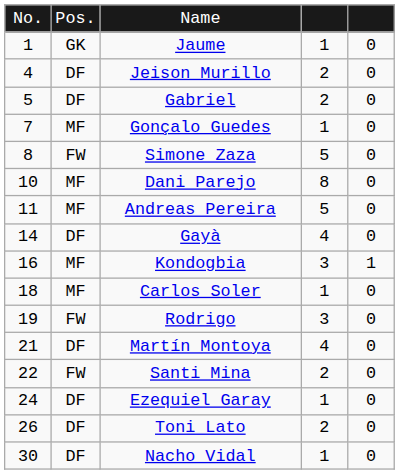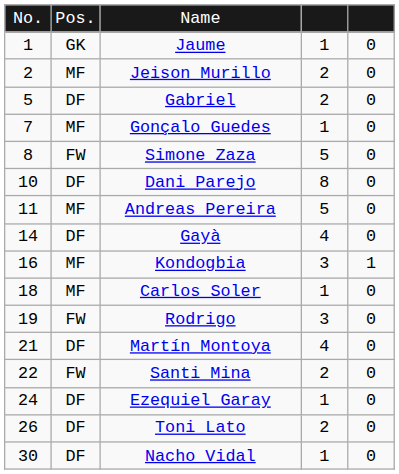(28, 73) 4 -> (28, 73) 2
(75, 73) DF -> (75, 73) MF
(75, 182) MF -> (75, 182) DF
